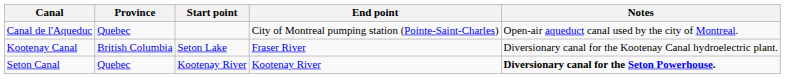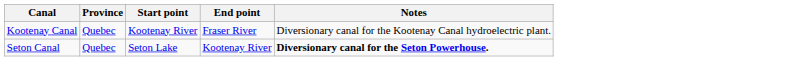- row: (50, 30)
(135, 47) British Columbia -> (99, 30) Quebec
(202, 47) Seton Lake -> (163, 30) Kootenay River
(212, 64) Kootenay River -> (153, 47) Seton Lake
